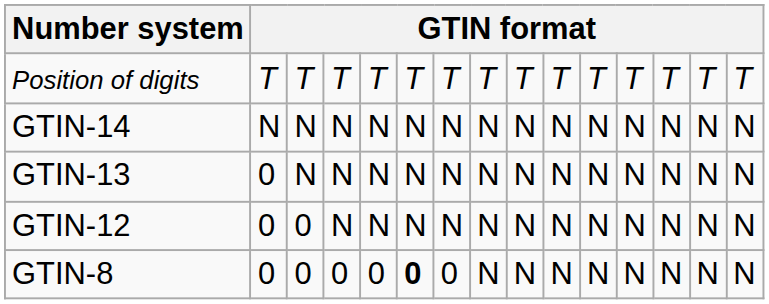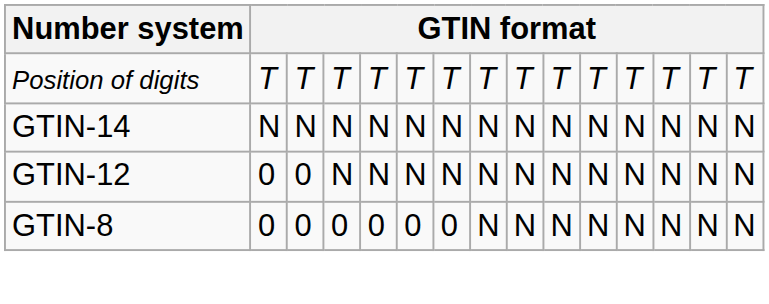- row: (71, 175)
(413, 273) bold -> (413, 224) normal
